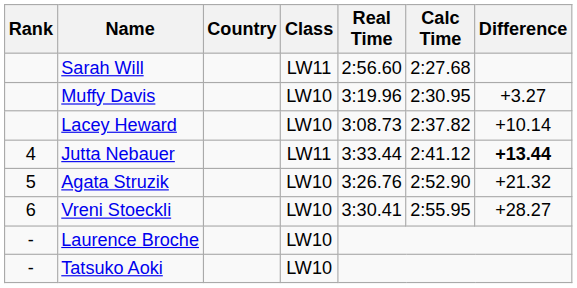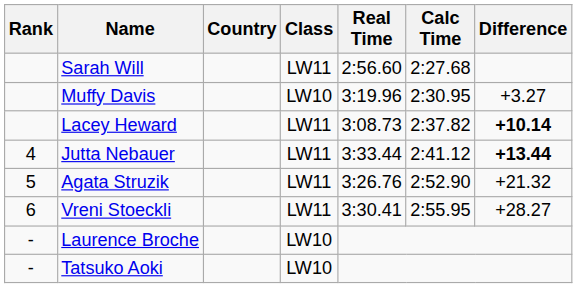(309, 125) LW10 -> (309, 125) LW11
(523, 125) normal -> (523, 125) bold
(309, 182) LW10 -> (309, 182) LW11
(309, 211) LW10 -> (309, 211) LW11
